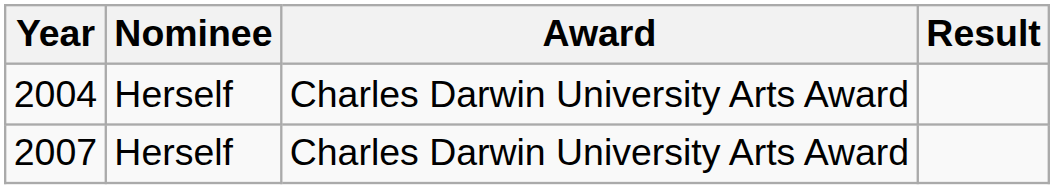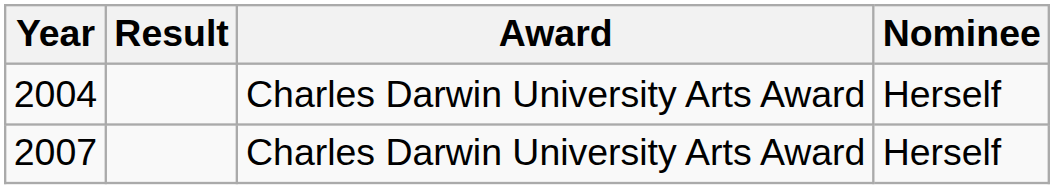columns swapped: (193, 34) <-> (984, 34)
